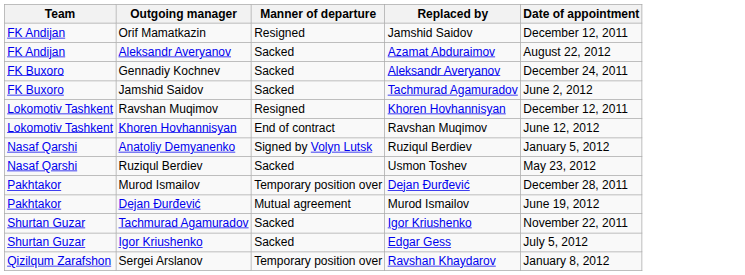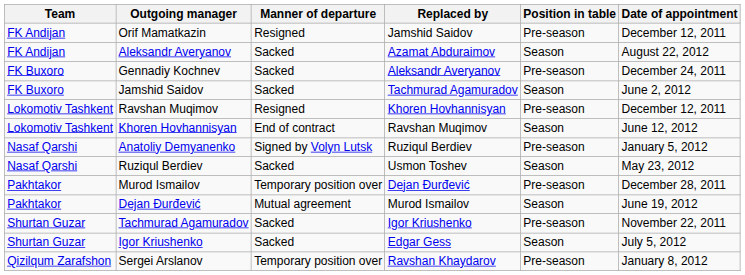+ column: (570, 14)
